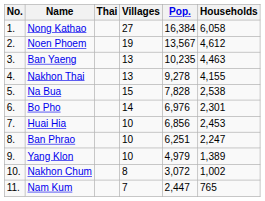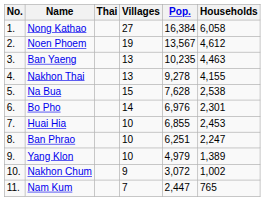(177, 92) 7,828 -> (177, 92) 7,628
(177, 124) 6,856 -> (177, 124) 6,855
(125, 172) 8 -> (125, 172) 9
